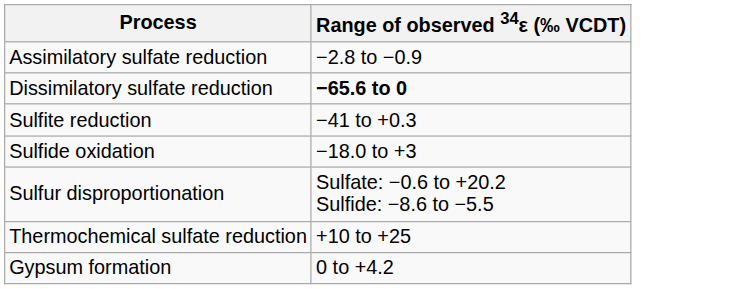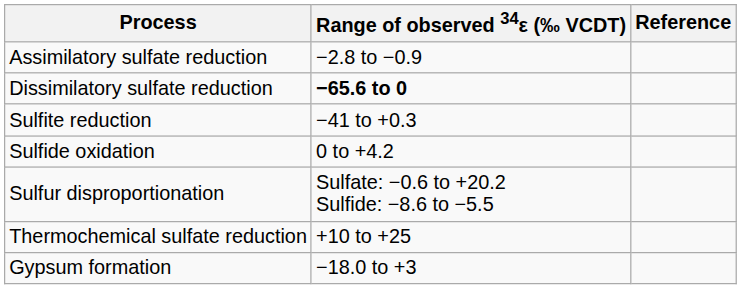+ column: (683, 22)
(366, 151) −18.0 to +3 -> (355, 151) 0 to +4.2
(355, 268) 0 to +4.2 -> (366, 268) −18.0 to +3
